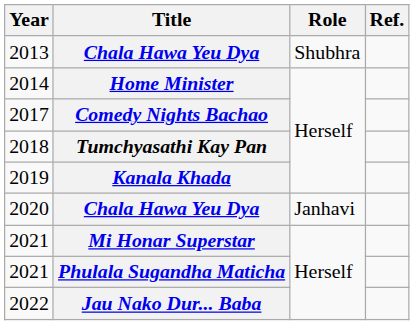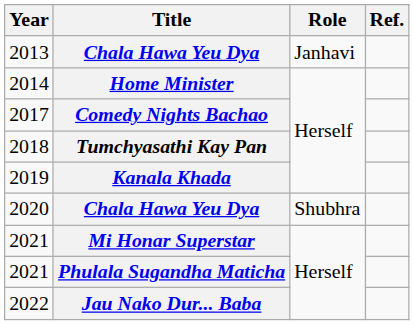(327, 51) Shubhra -> (325, 51) Janhavi
(325, 209) Janhavi -> (327, 209) Shubhra
